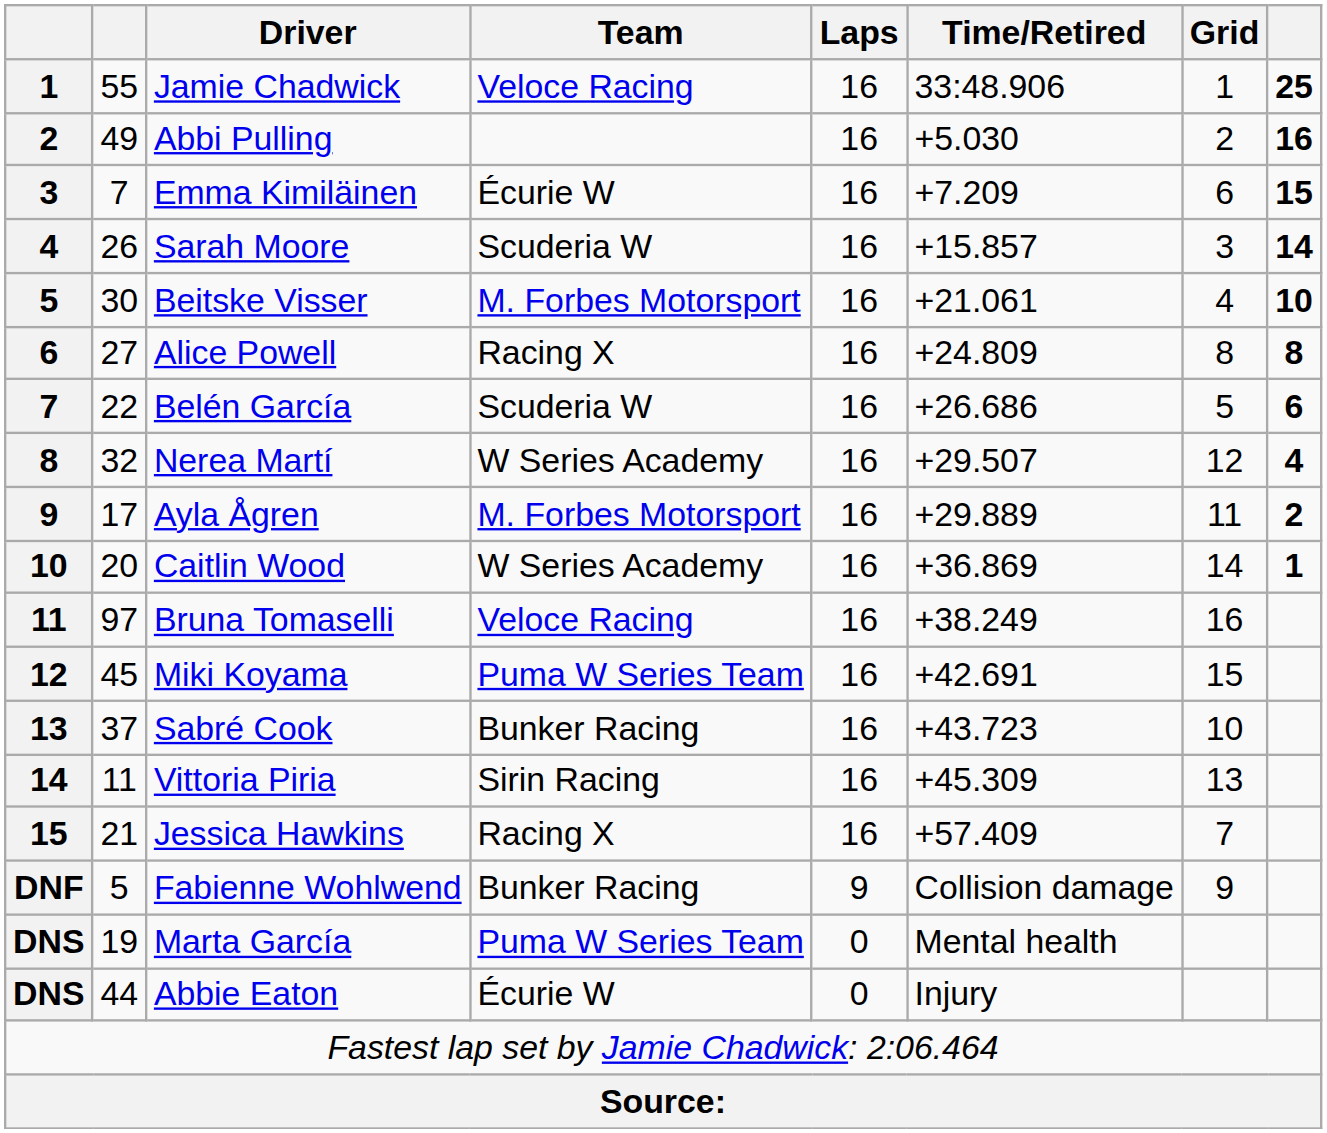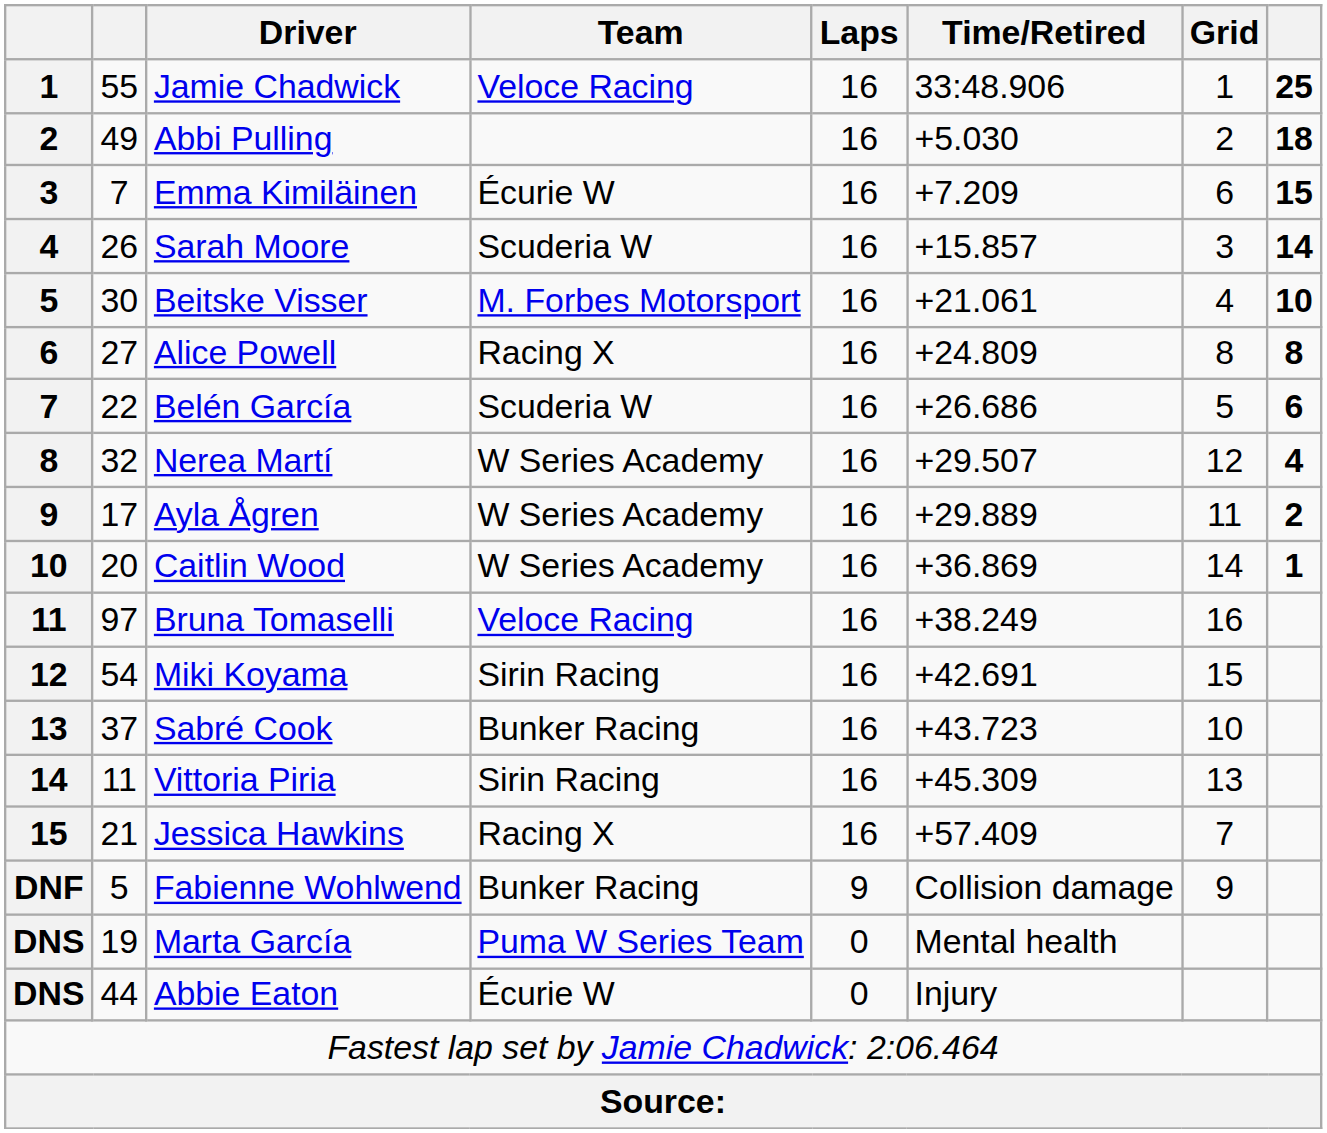(1294, 139) 16 -> (1294, 139) 18
(639, 513) M. Forbes Motorsport -> (620, 513) W Series Academy
(119, 674) 45 -> (119, 674) 54
(641, 674) Puma W Series Team -> (569, 674) Sirin Racing
